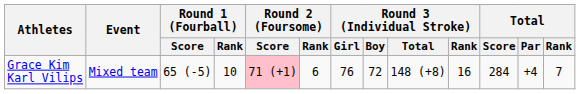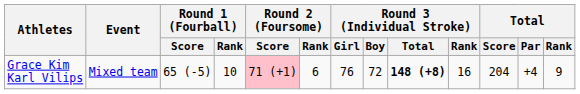(418, 72) normal -> (418, 72) bold
(499, 72) 284 -> (499, 72) 204
(559, 72) 7 -> (559, 72) 9
